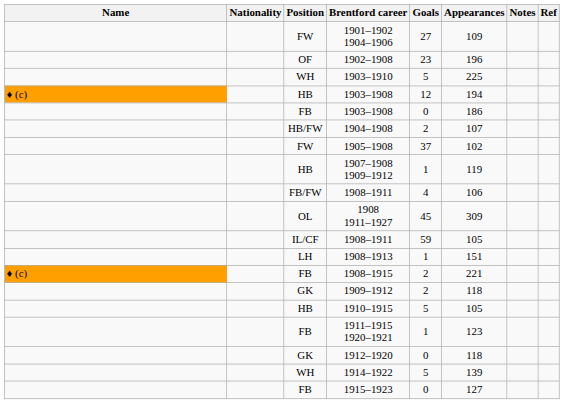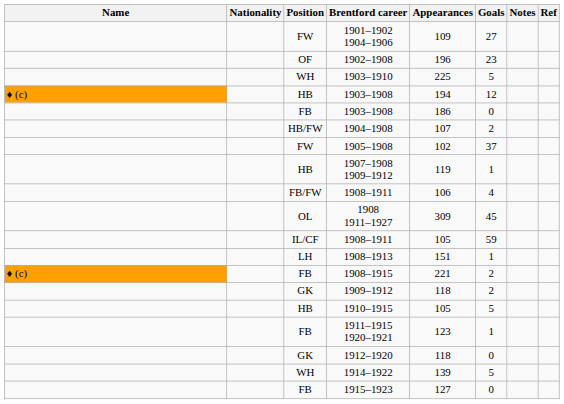columns swapped: (474, 13) <-> (426, 13)
